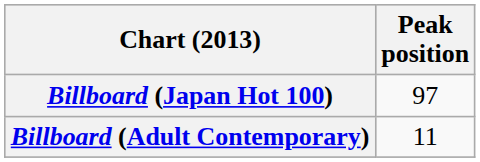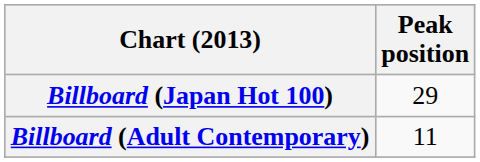(425, 95) 97 -> (425, 95) 29
